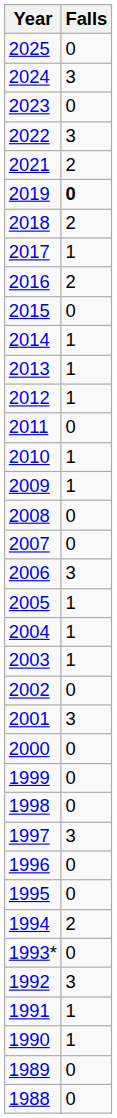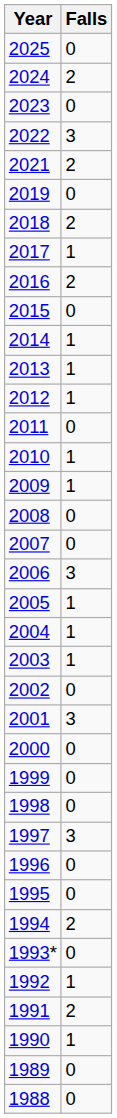(71, 77) 3 -> (71, 77) 2
(71, 194) bold -> (71, 194) normal
(71, 982) 3 -> (71, 982) 1
(71, 1011) 1 -> (71, 1011) 2
